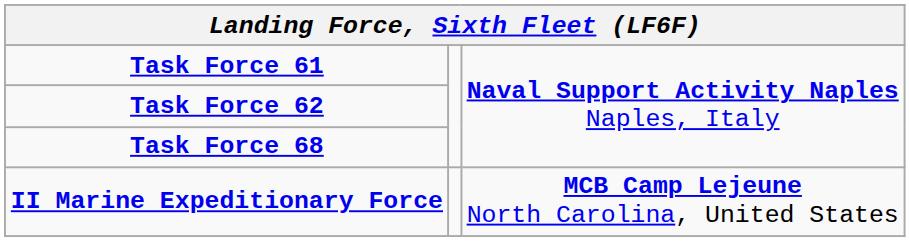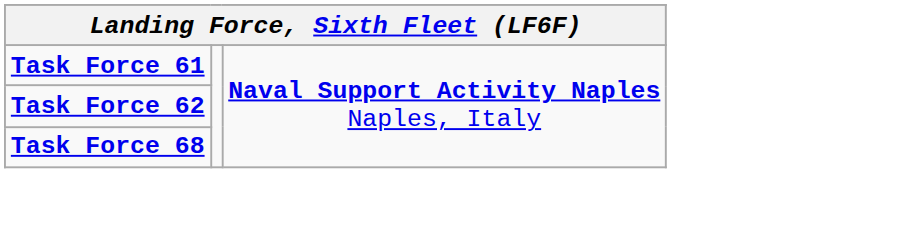- row: (227, 201)
